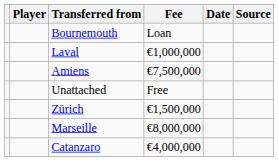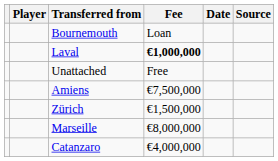(174, 52) normal -> (174, 52) bold
rows swapped: (79, 90) <-> (70, 71)
